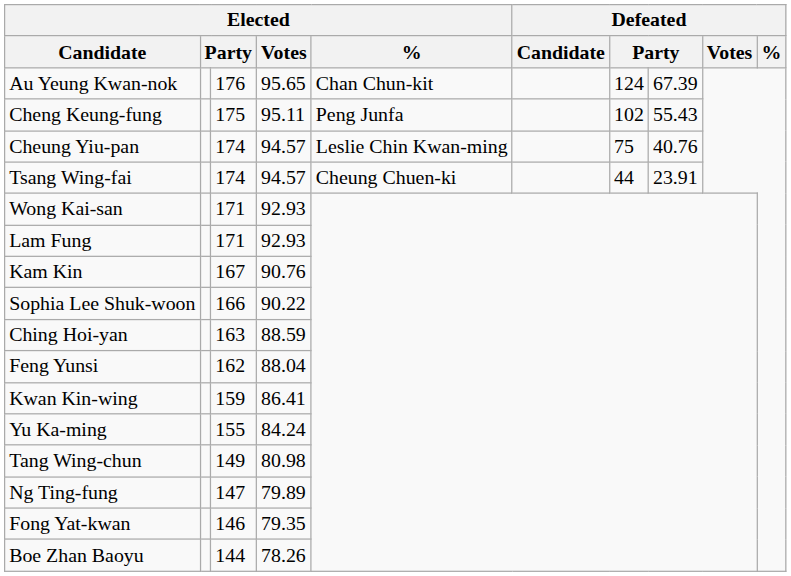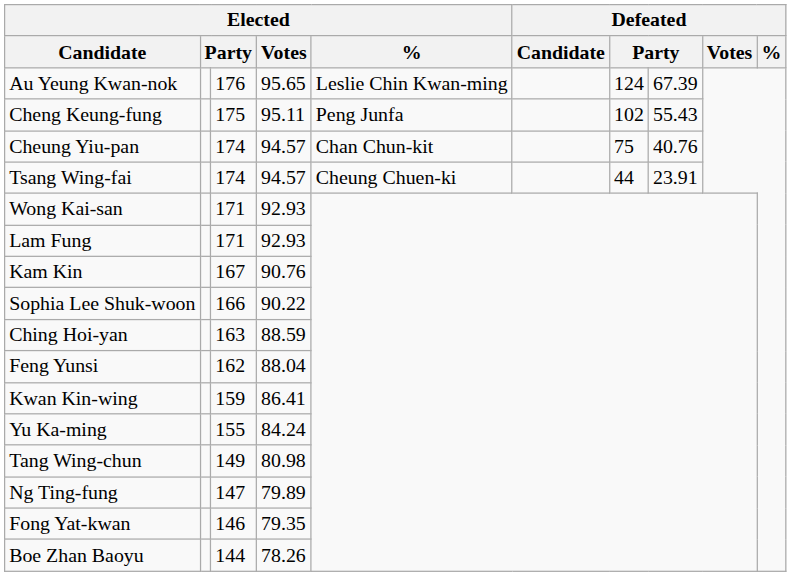(375, 83) Chan Chun-kit -> (412, 83) Leslie Chin Kwan-ming
(412, 146) Leslie Chin Kwan-ming -> (375, 146) Chan Chun-kit
